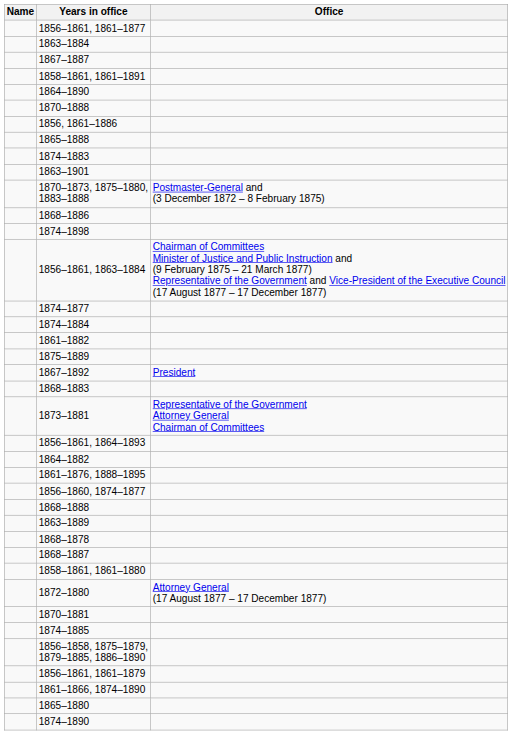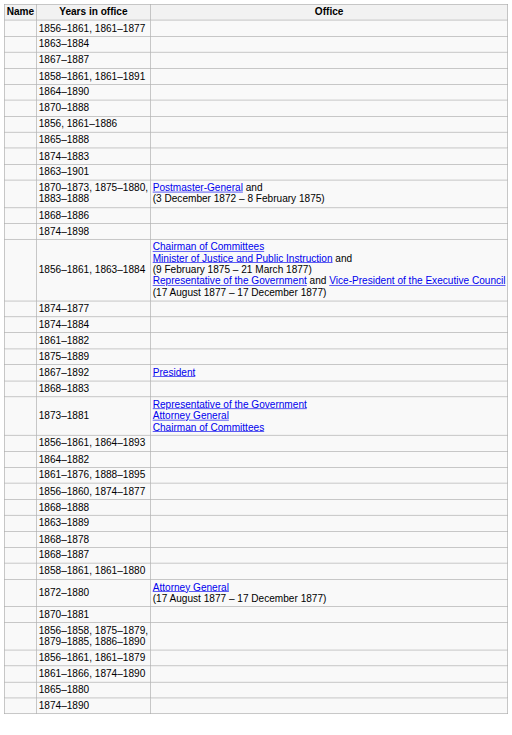- row: (64, 630)
